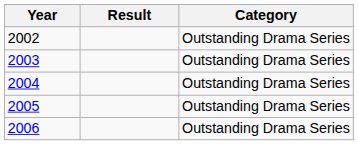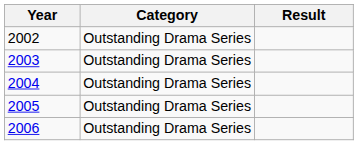columns swapped: (266, 15) <-> (129, 15)
